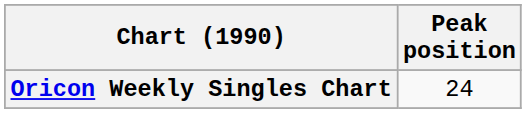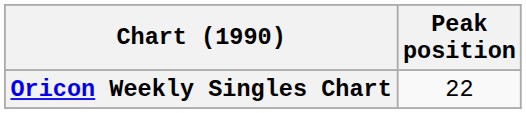(459, 90) 24 -> (459, 90) 22
